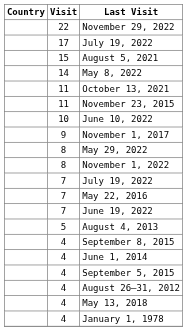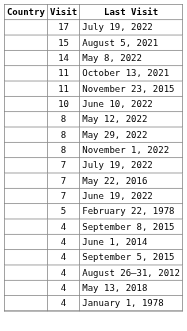- row: (64, 27)
- row: (64, 135)
+ row: (64, 119)
+ row: (64, 211)
- row: (64, 227)
